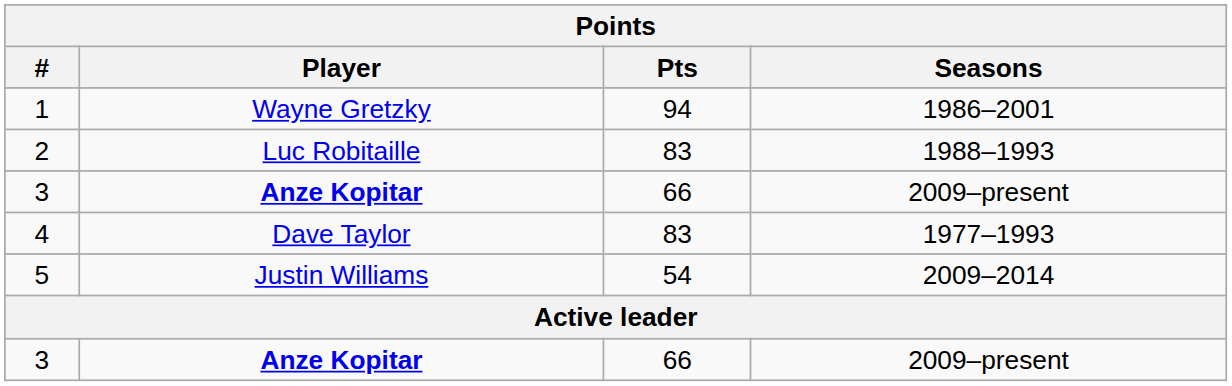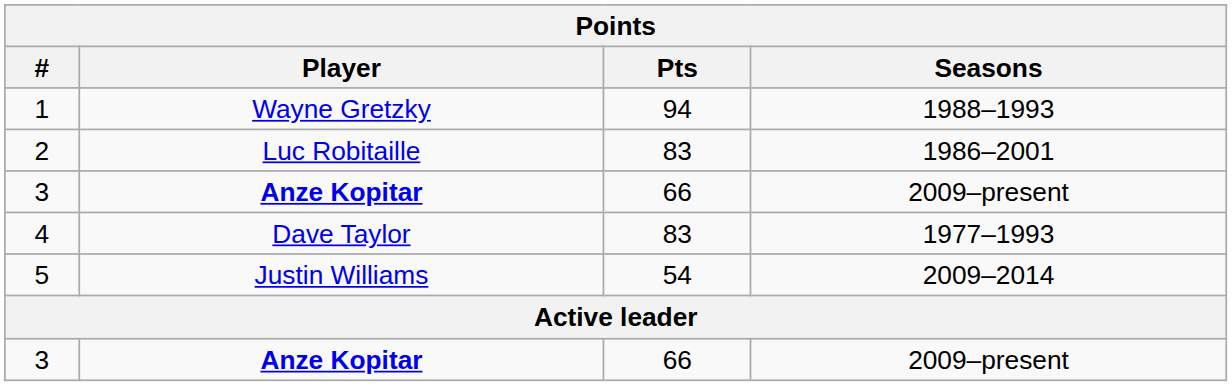(989, 109) 1986–2001 -> (989, 109) 1988–1993
(989, 151) 1988–1993 -> (989, 151) 1986–2001
